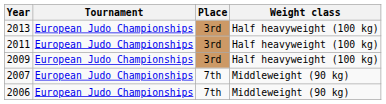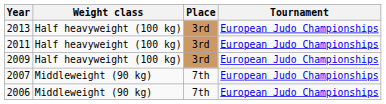columns swapped: (114, 12) <-> (305, 12)
